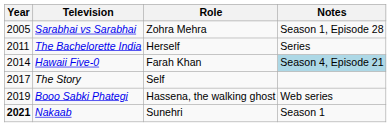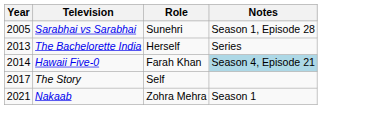(176, 29) Zohra Mehra -> (164, 29) Sunehri
(18, 46) 2011 -> (19, 46) 2013
- row: (82, 96)
(19, 113) bold -> (19, 96) normal
(164, 113) Sunehri -> (176, 96) Zohra Mehra
